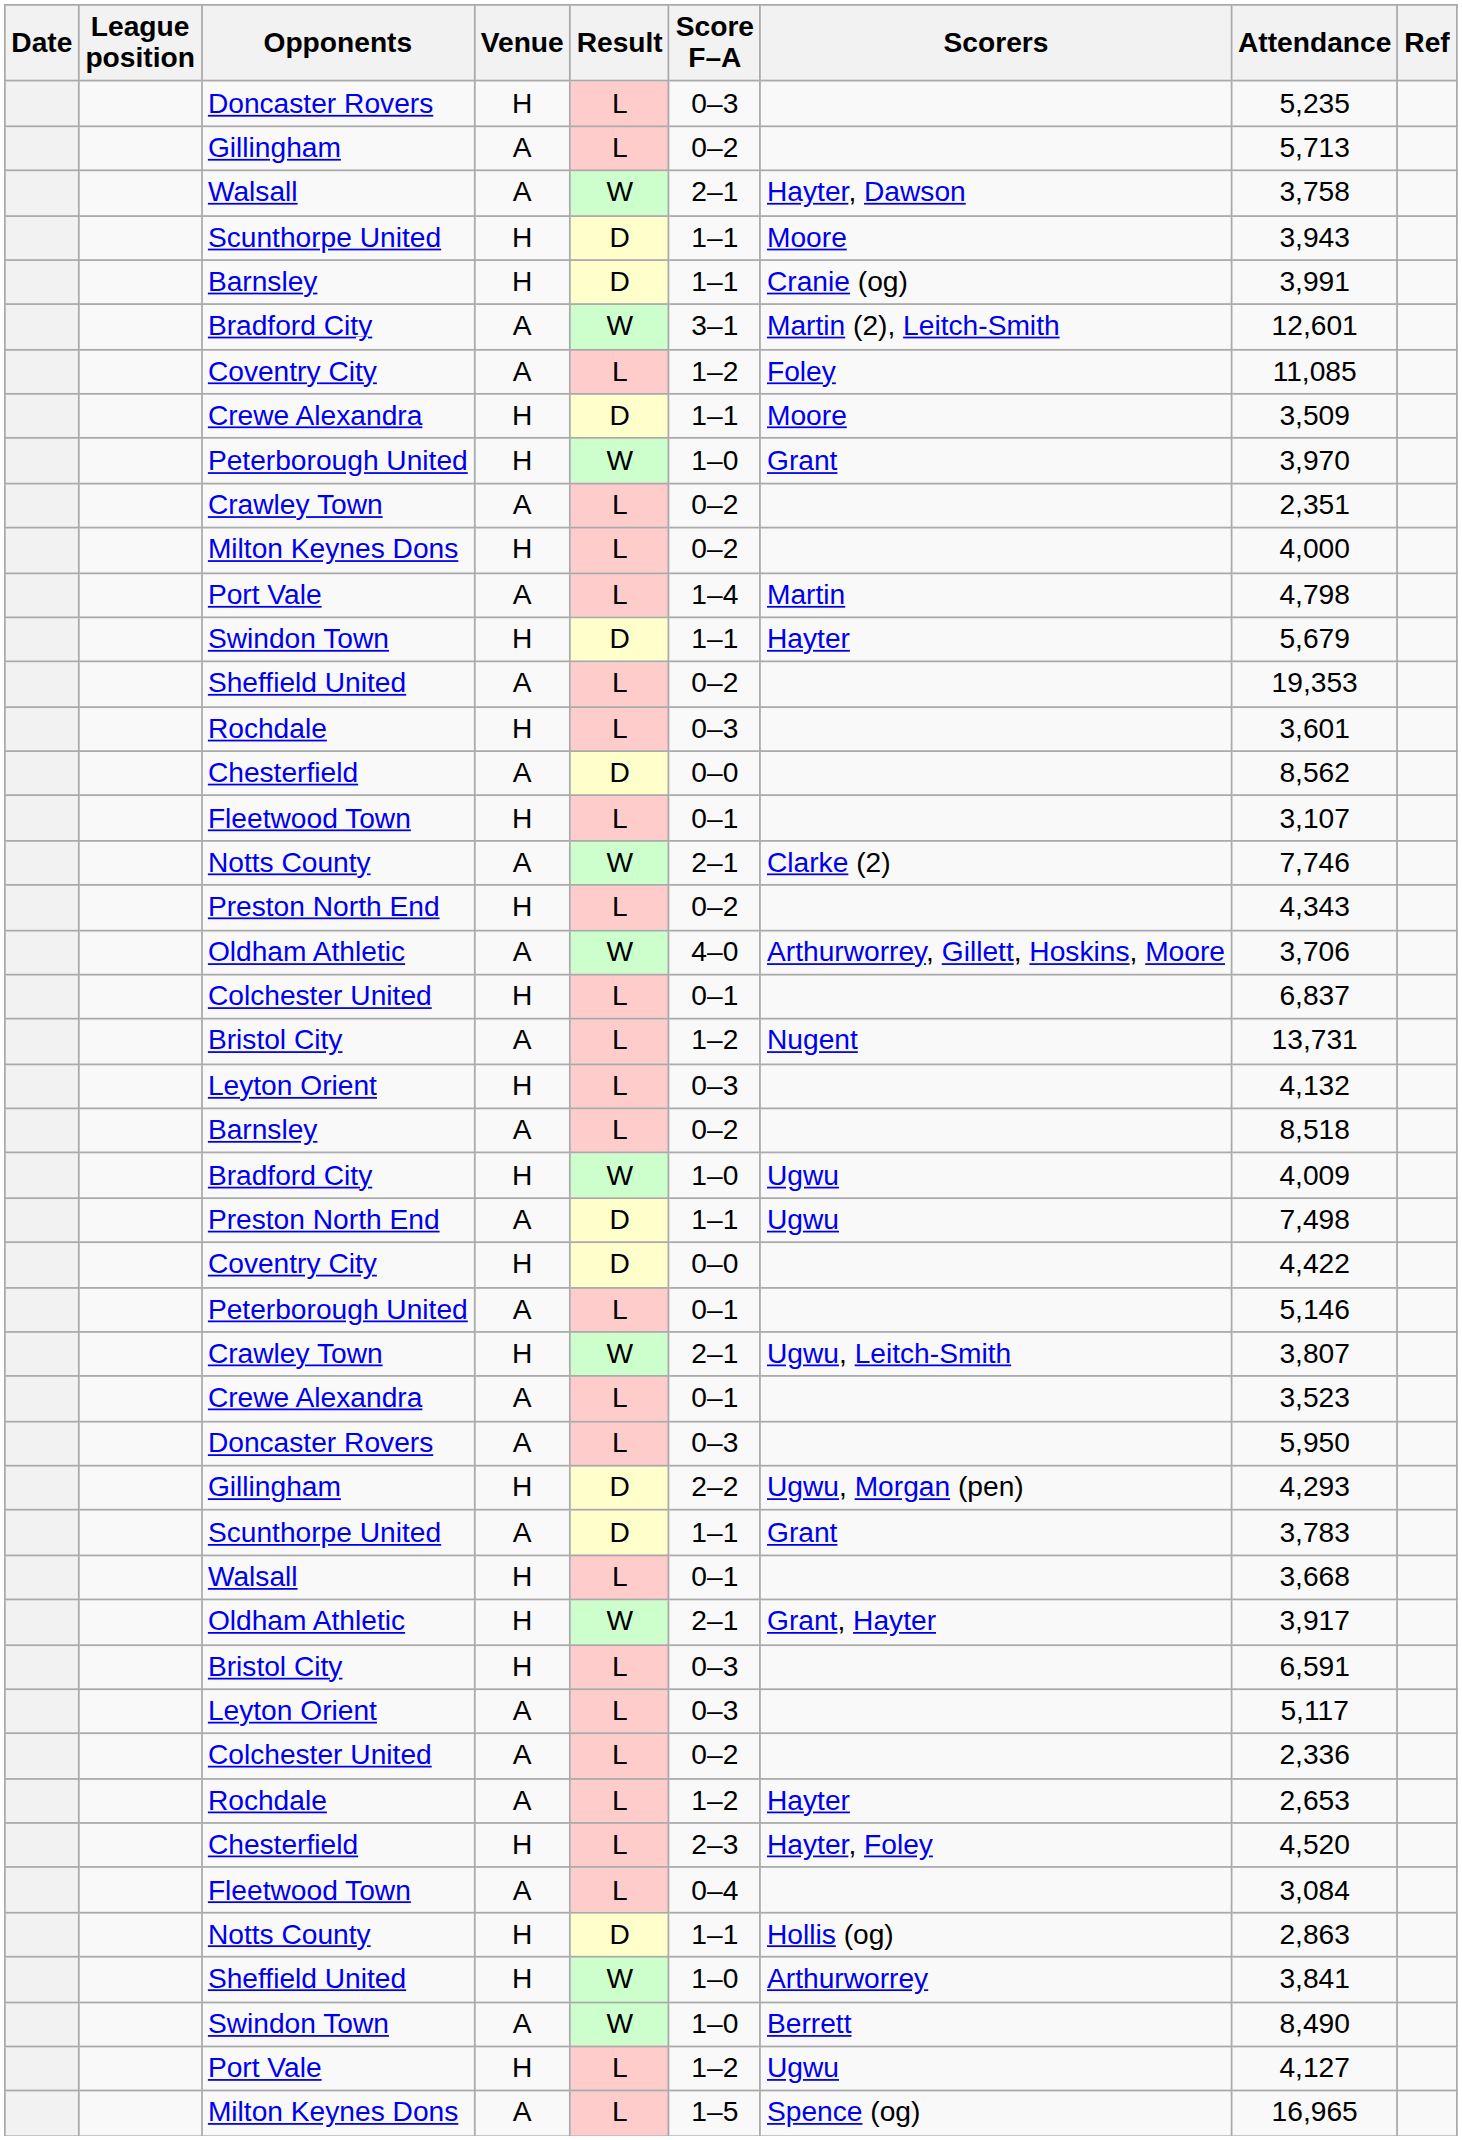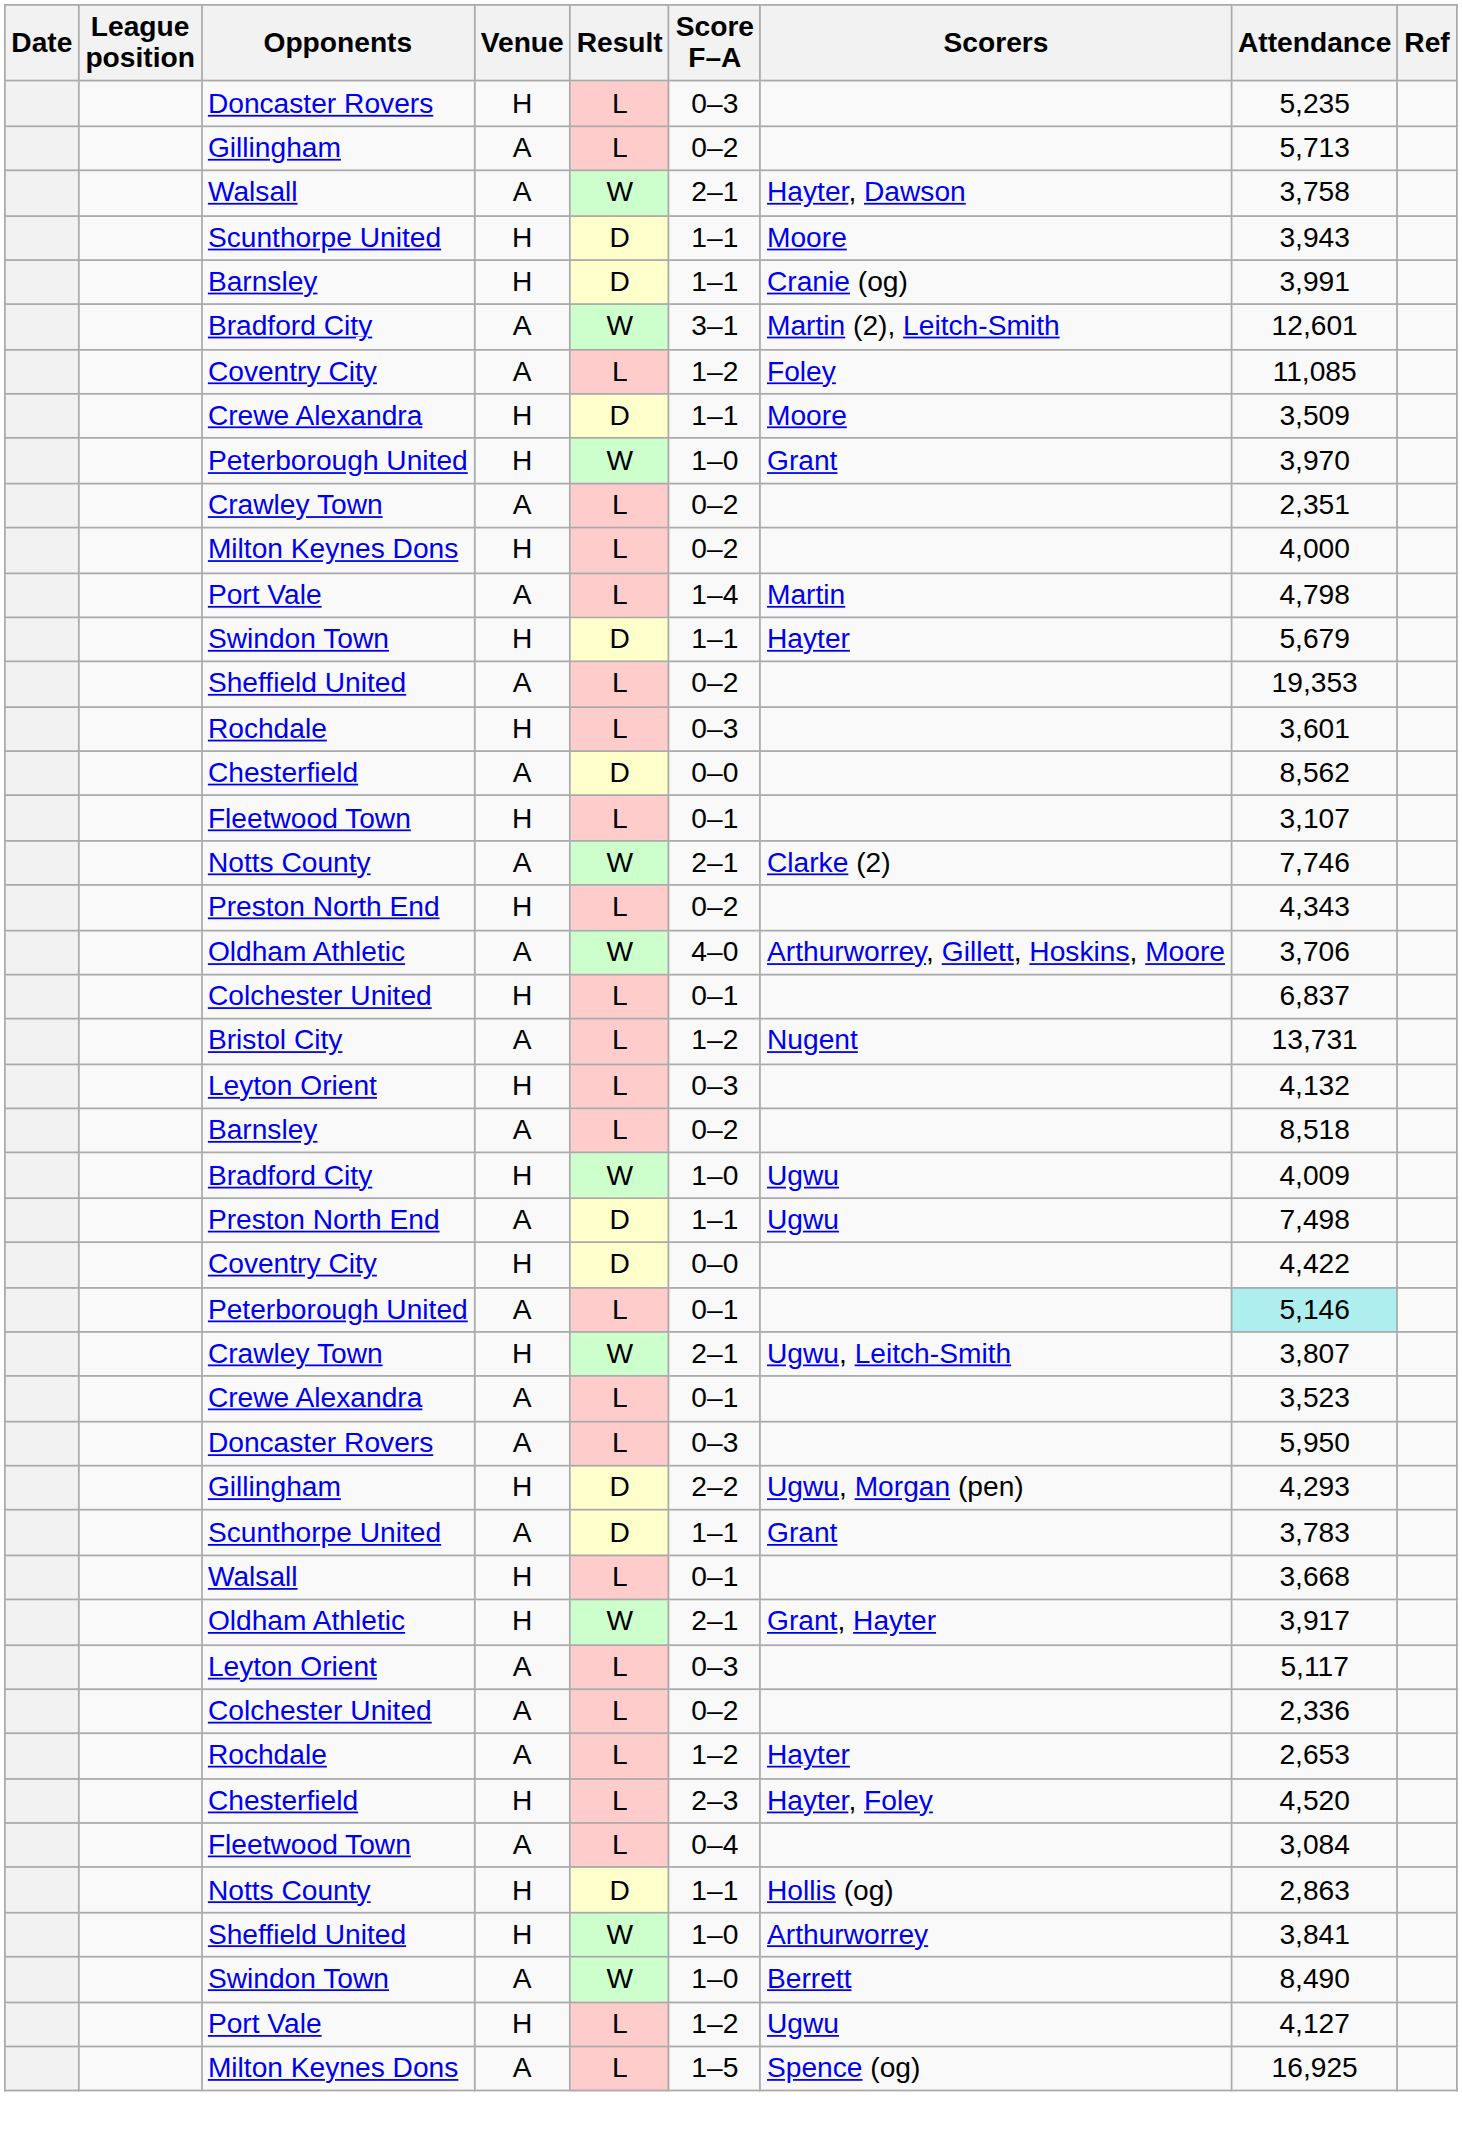(1315, 1308) no background -> (1315, 1308) paleturquoise background
- row: (275, 1666)
(1315, 2112) 16,965 -> (1315, 2068) 16,925
